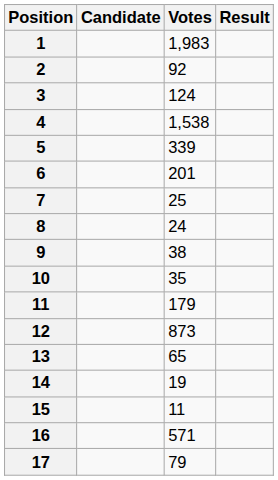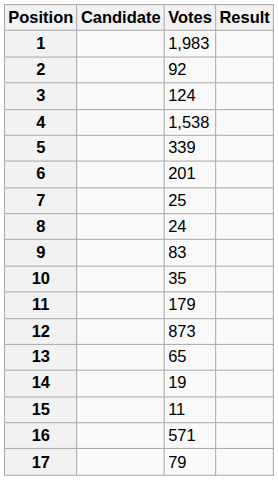(177, 252) 38 -> (177, 252) 83
